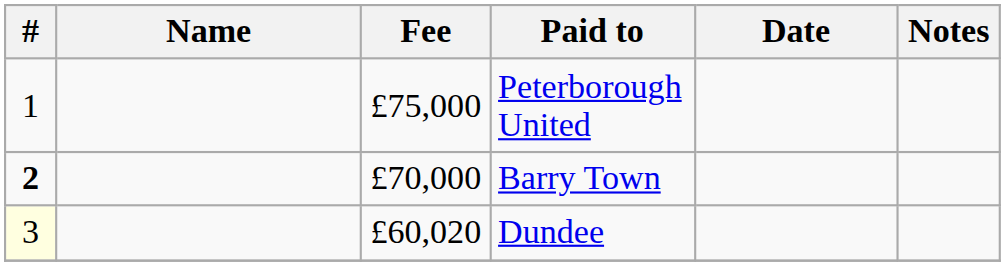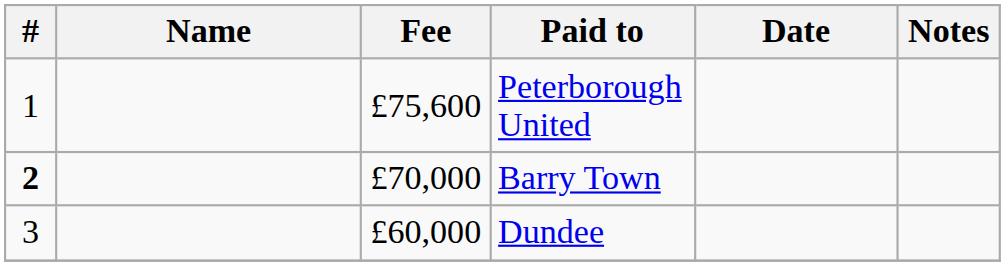(426, 104) £75,000 -> (426, 104) £75,600
(30, 232) lightyellow background -> (30, 232) no background
(426, 232) £60,020 -> (426, 232) £60,000
